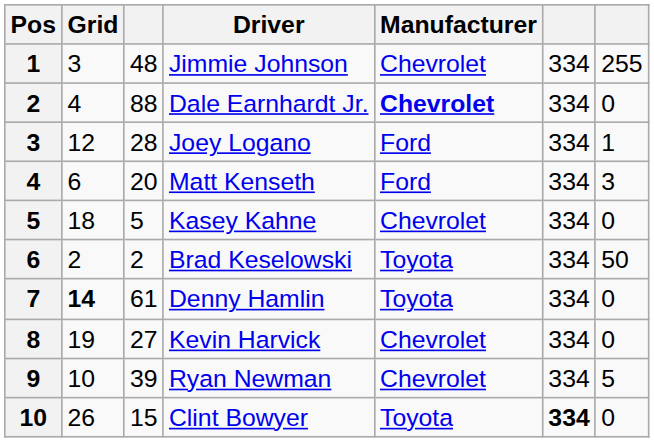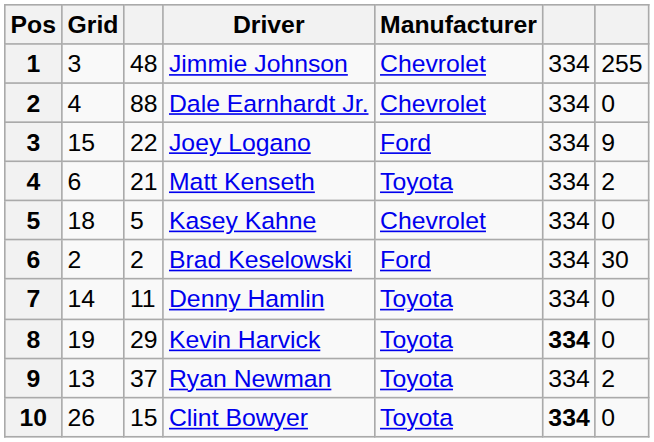(437, 103) bold -> (433, 103) normal
(81, 142) 12 -> (81, 142) 15
(144, 142) 28 -> (144, 142) 22
(608, 142) 1 -> (608, 142) 9
(144, 182) 20 -> (144, 182) 21
(405, 182) Ford -> (416, 182) Toyota
(608, 182) 3 -> (608, 182) 2
(416, 260) Toyota -> (405, 260) Ford
(615, 260) 50 -> (615, 260) 30
(81, 299) bold -> (81, 299) normal
(144, 299) 61 -> (143, 299) 11
(144, 338) 27 -> (144, 338) 29
(433, 338) Chevrolet -> (416, 338) Toyota
(569, 338) normal -> (569, 338) bold
(81, 378) 10 -> (81, 378) 13
(144, 378) 39 -> (144, 378) 37
(433, 378) Chevrolet -> (416, 378) Toyota
(608, 378) 5 -> (608, 378) 2
